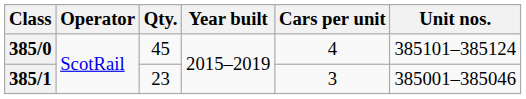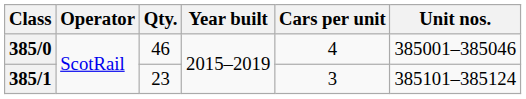(161, 49) 45 -> (161, 49) 46
(455, 49) 385101–385124 -> (455, 49) 385001–385046
(455, 78) 385001–385046 -> (455, 78) 385101–385124
